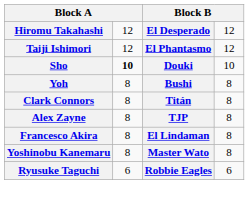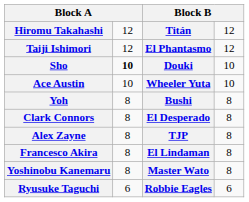(178, 30) El Desperado -> (178, 30) Titán
+ row: (59, 83)
(178, 100) Titán -> (178, 118) El Desperado
